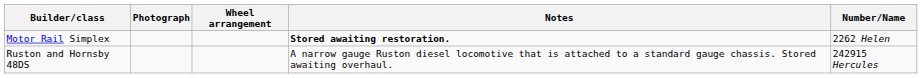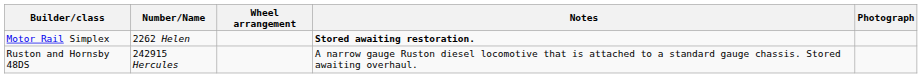columns swapped: (874, 18) <-> (161, 18)
